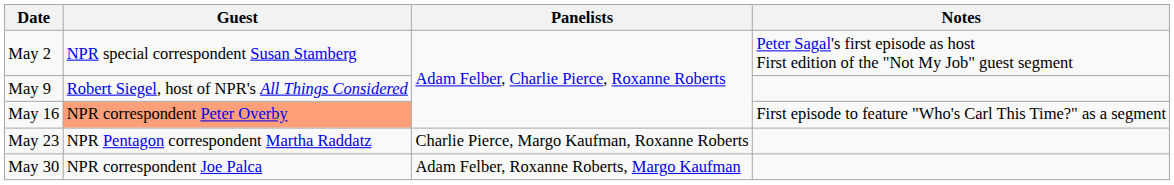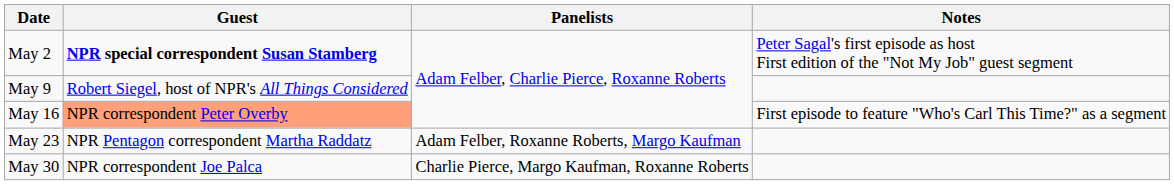(212, 52) normal -> (222, 52) bold
(582, 140) Charlie Pierce, Margo Kaufman, Roxanne Roberts -> (578, 140) Adam Felber, Roxanne Roberts, Margo Kaufman
(578, 166) Adam Felber, Roxanne Roberts, Margo Kaufman -> (582, 166) Charlie Pierce, Margo Kaufman, Roxanne Roberts
